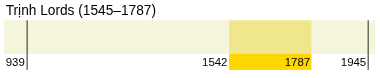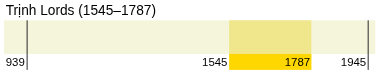(215, 62) 1542 -> (215, 62) 1545
